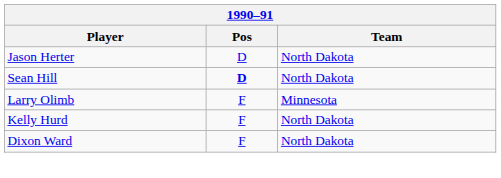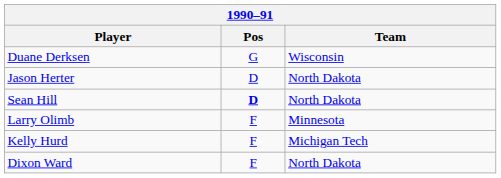+ row: (49, 57)
(317, 120) North Dakota -> (328, 141) Michigan Tech
